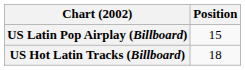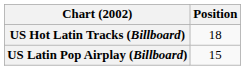rows swapped: (97, 55) <-> (97, 34)
